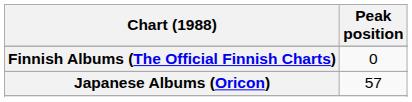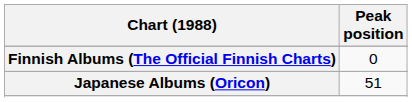(373, 83) 57 -> (373, 83) 51
